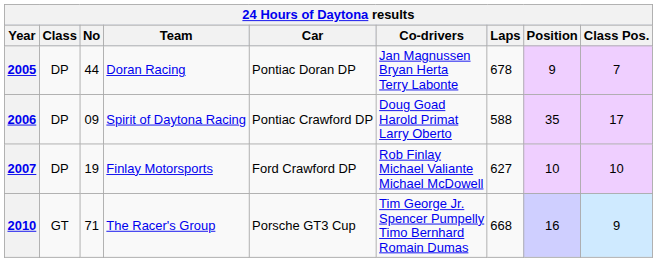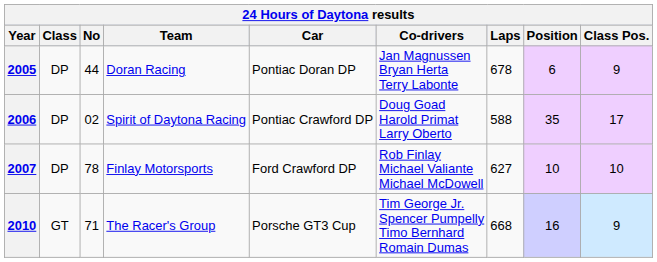(552, 70) 9 -> (552, 70) 6
(617, 70) 7 -> (617, 70) 9
(92, 120) 09 -> (92, 120) 02
(92, 169) 19 -> (92, 169) 78
